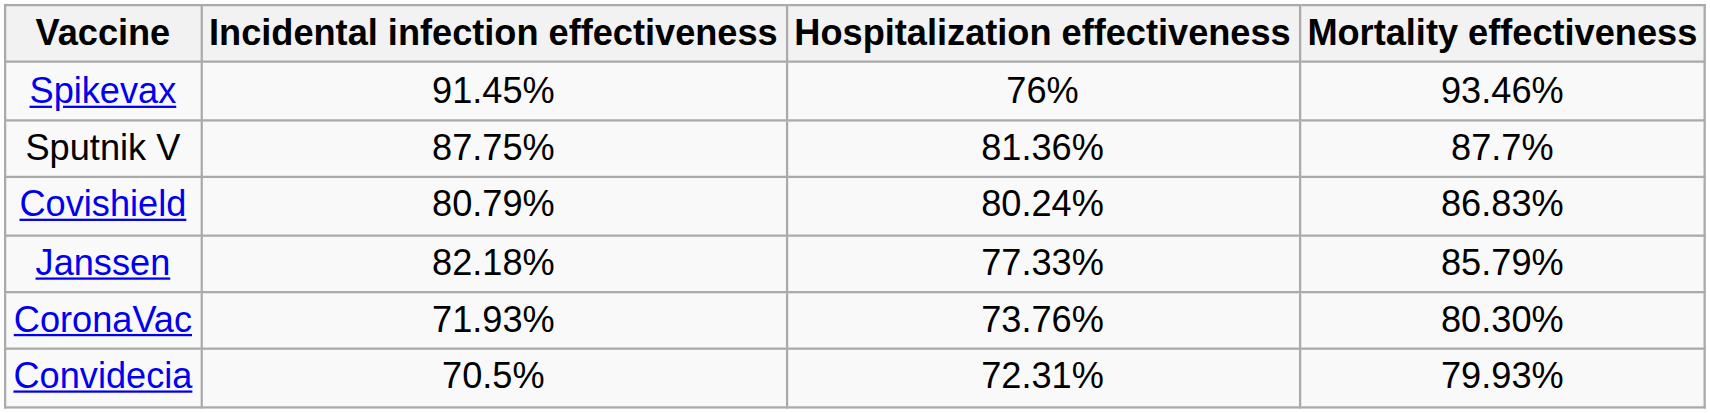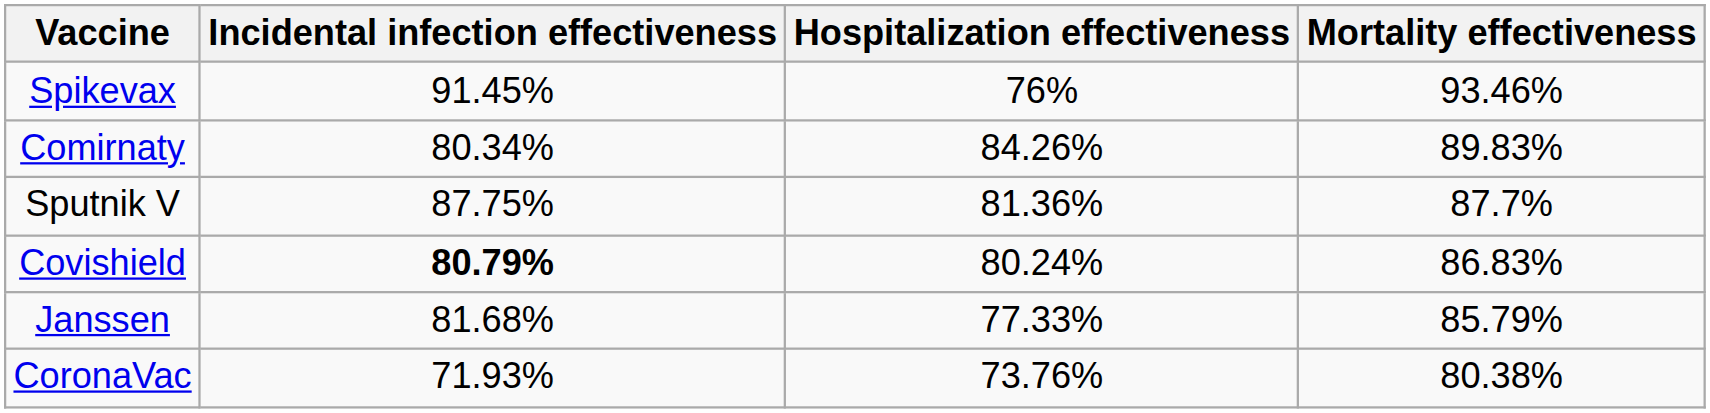+ row: (103, 147)
(493, 205) normal -> (493, 262) bold
(493, 262) 82.18% -> (493, 319) 81.68%
(1502, 319) 80.30% -> (1502, 377) 80.38%
- row: (103, 377)
